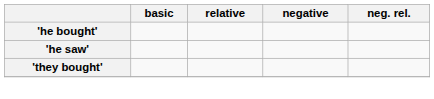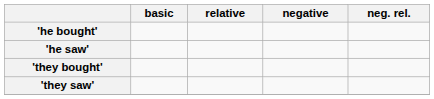+ row: (67, 85)
